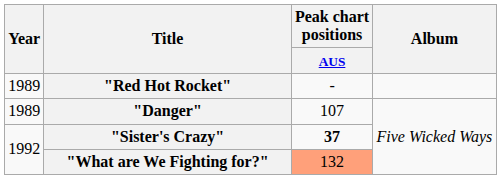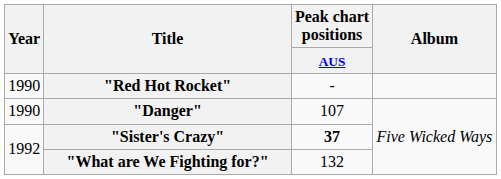(24, 85) 1989 -> (24, 85) 1990
(24, 111) 1989 -> (24, 111) 1990
(332, 162) lightsalmon background -> (332, 162) no background
